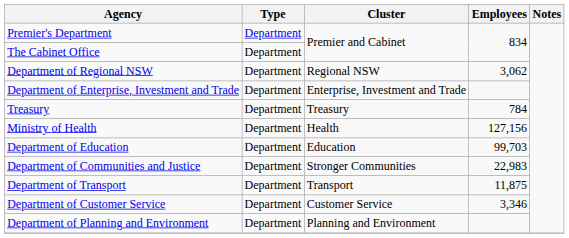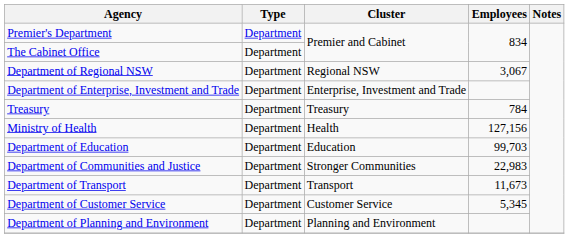(513, 71) 3,062 -> (513, 71) 3,067
(511, 185) 11,875 -> (511, 185) 11,673
(513, 204) 3,346 -> (513, 204) 5,345
